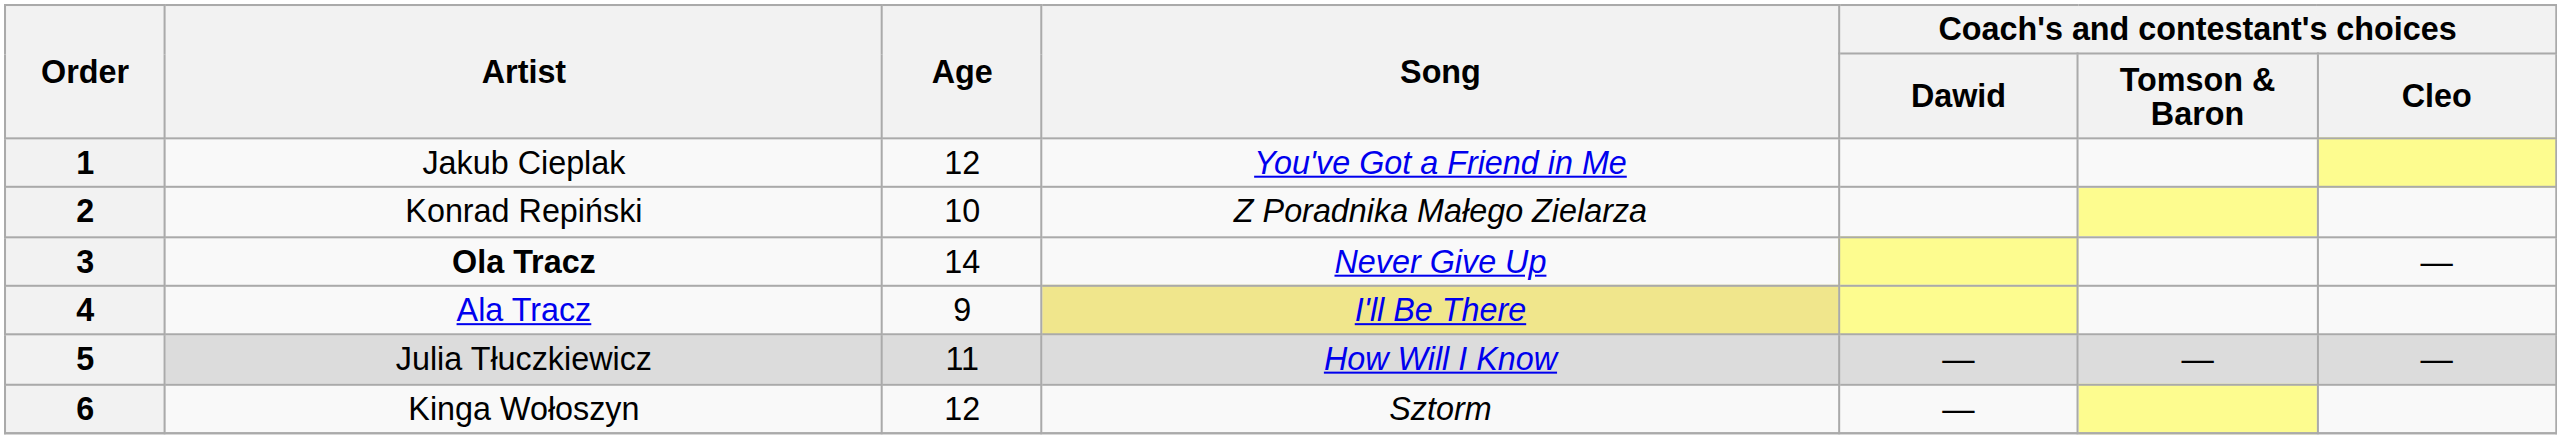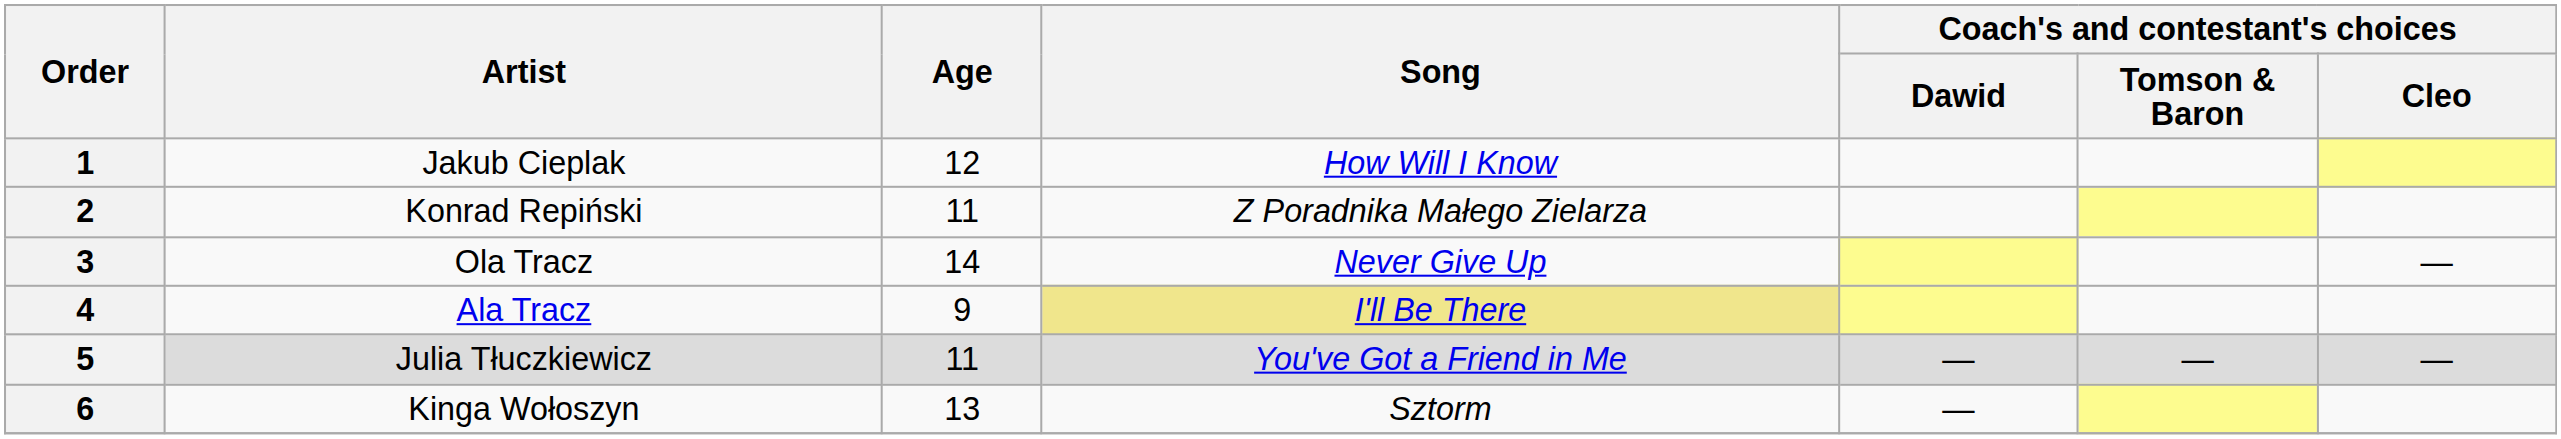(1440, 162) You've Got a Friend in Me -> (1440, 162) How Will I Know
(962, 212) 10 -> (962, 212) 11
(524, 261) bold -> (524, 261) normal
(1440, 359) How Will I Know -> (1440, 359) You've Got a Friend in Me
(962, 409) 12 -> (962, 409) 13
